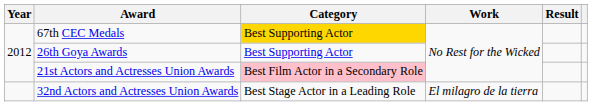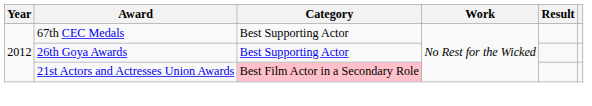(298, 33) gold background -> (294, 33) no background
- row: (138, 91)
